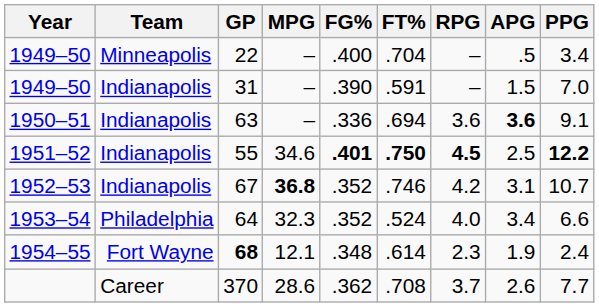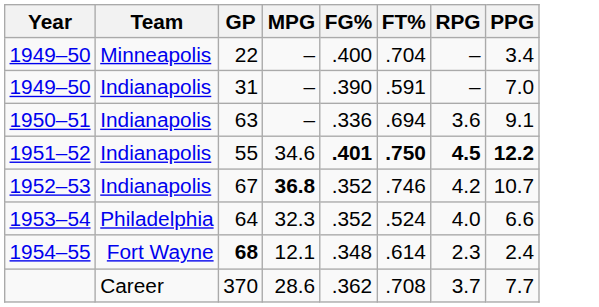- column: (513, 21)
